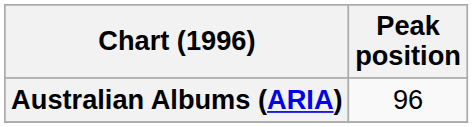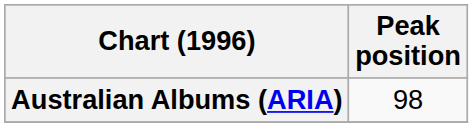(408, 99) 96 -> (408, 99) 98
